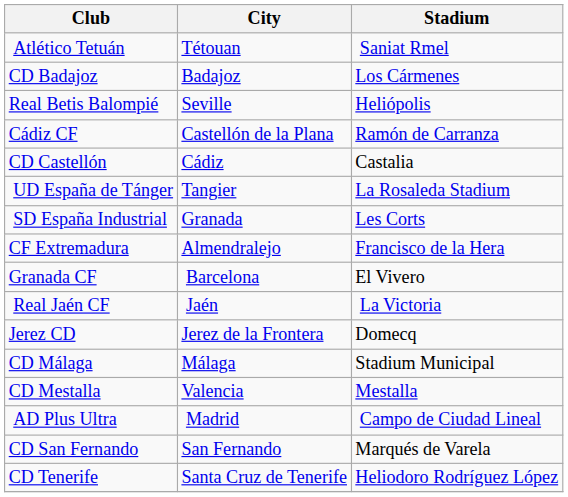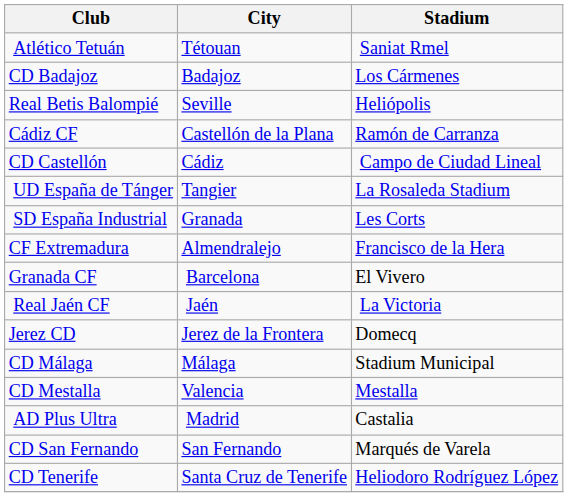(384, 162) Castalia -> (448, 162) Campo de Ciudad Lineal
(448, 420) Campo de Ciudad Lineal -> (384, 420) Castalia
